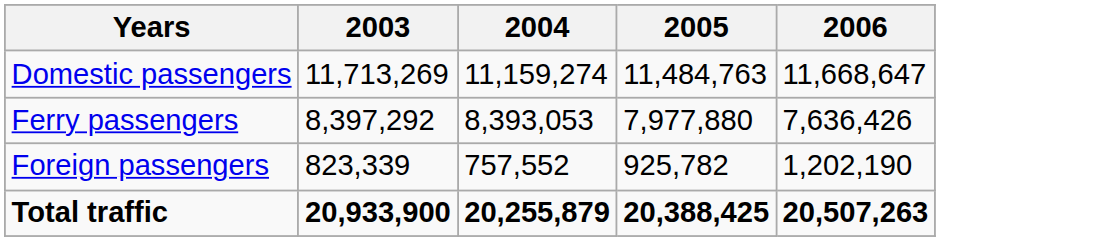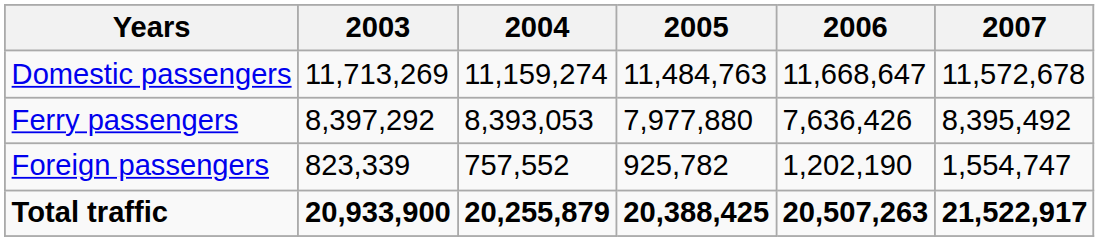+ column: (1015, 27)
